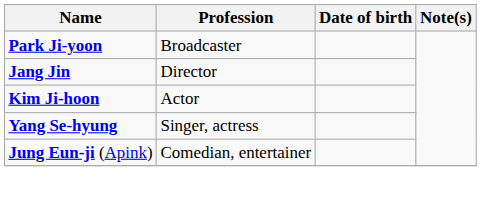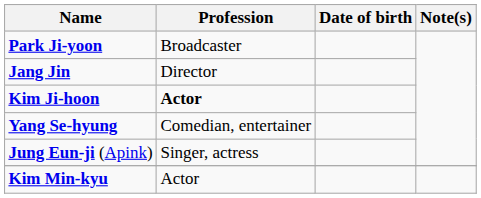(180, 98) normal -> (181, 98) bold
(210, 125) Singer, actress -> (236, 125) Comedian, entertainer
(236, 152) Comedian, entertainer -> (210, 152) Singer, actress
+ row: (58, 179)
